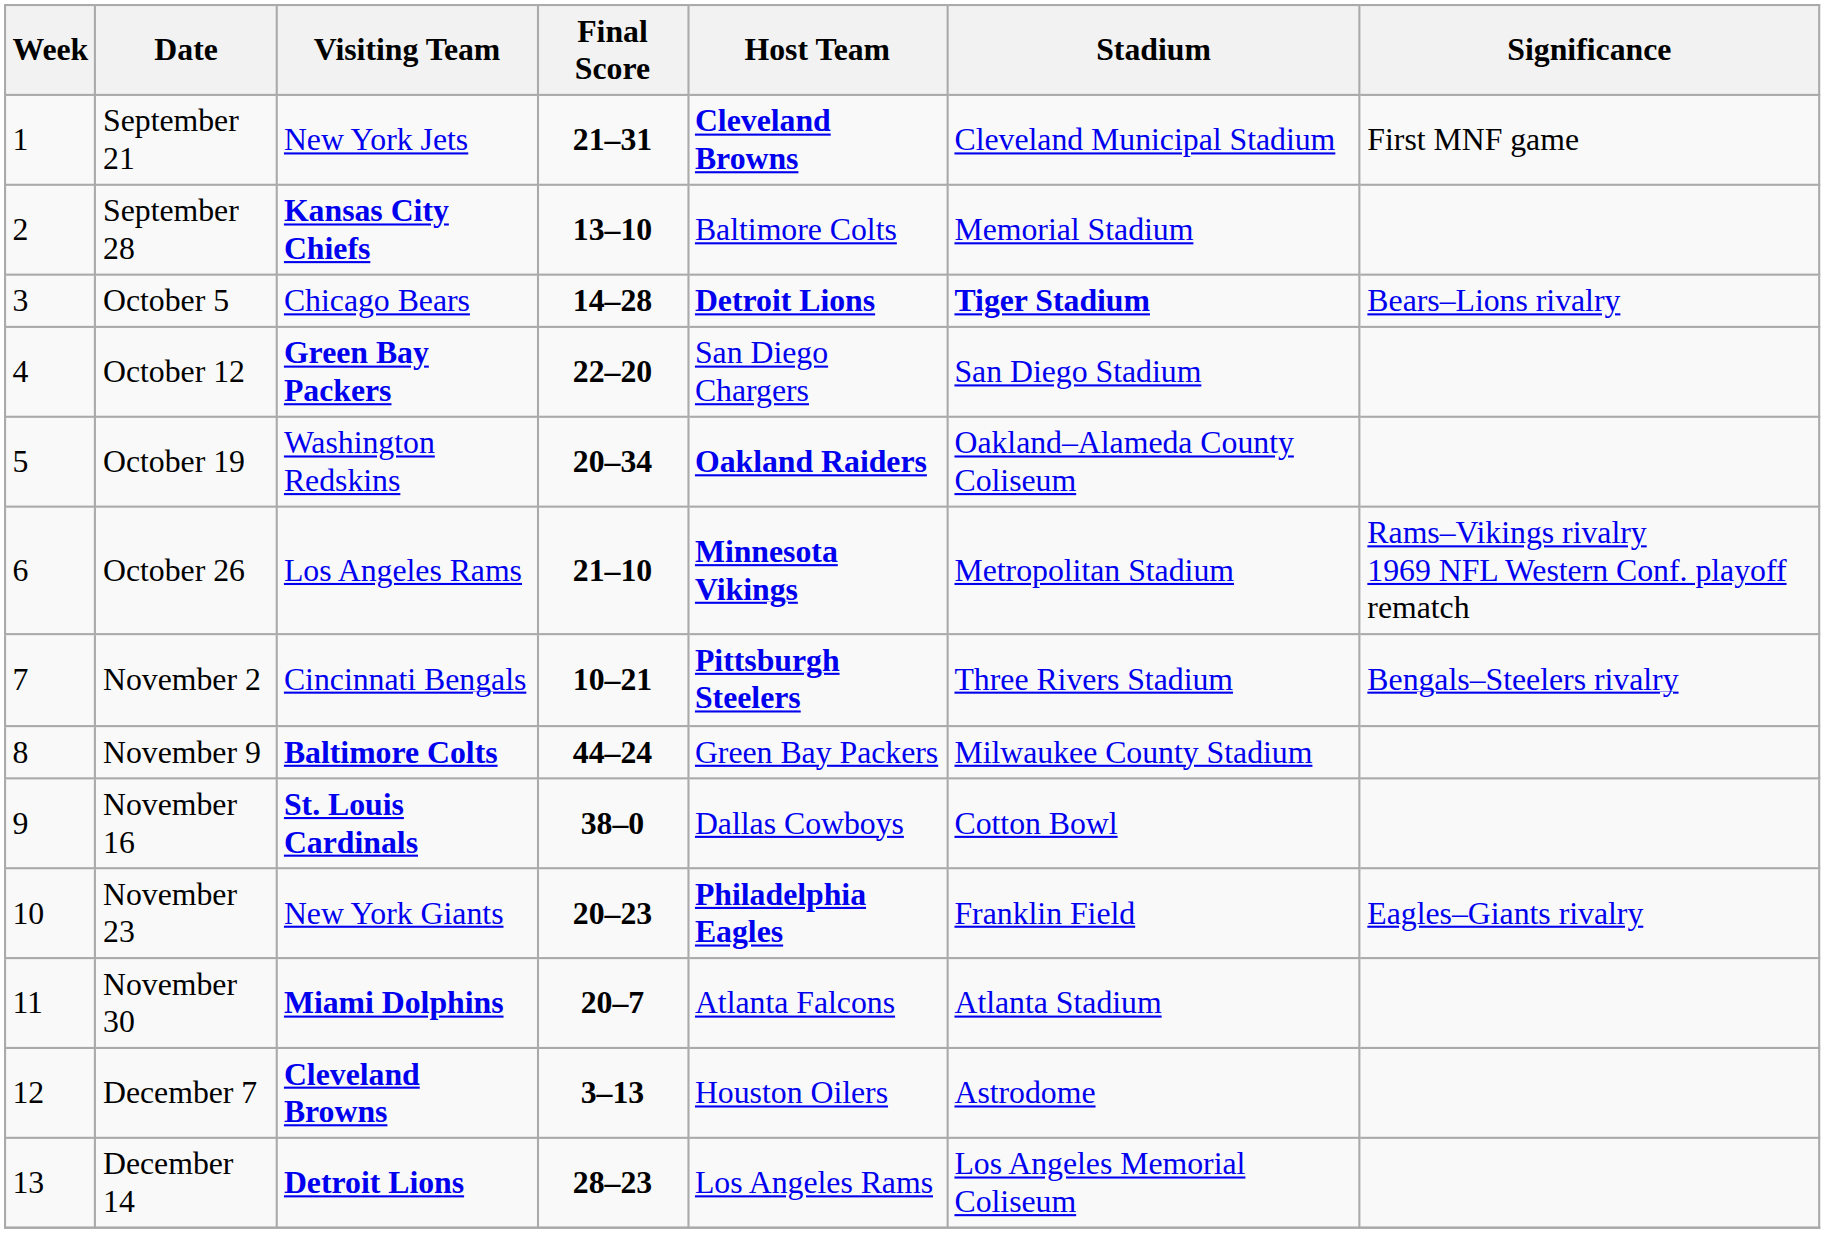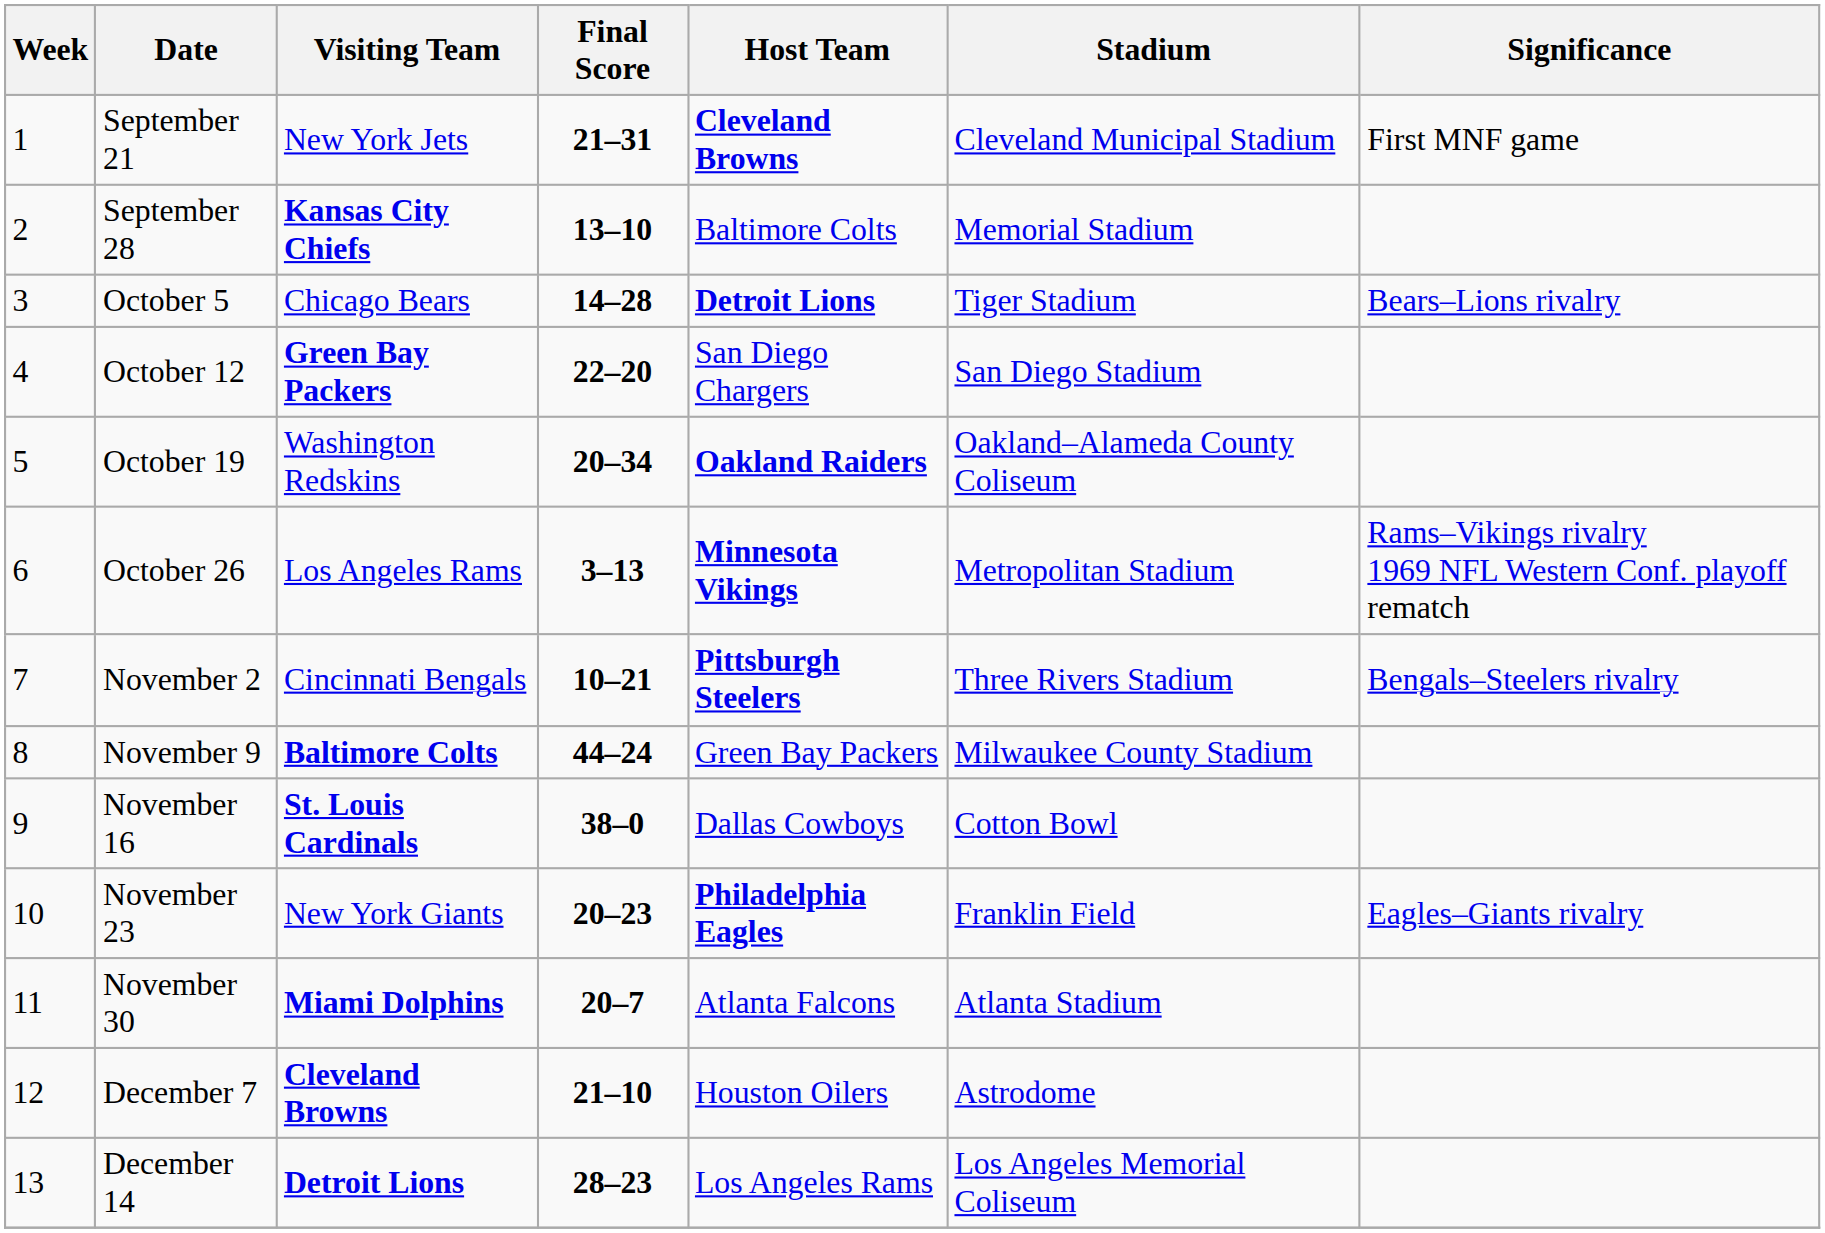(1052, 300) bold -> (1045, 300) normal
(612, 570) 21–10 -> (612, 570) 3–13
(612, 1092) 3–13 -> (612, 1092) 21–10
